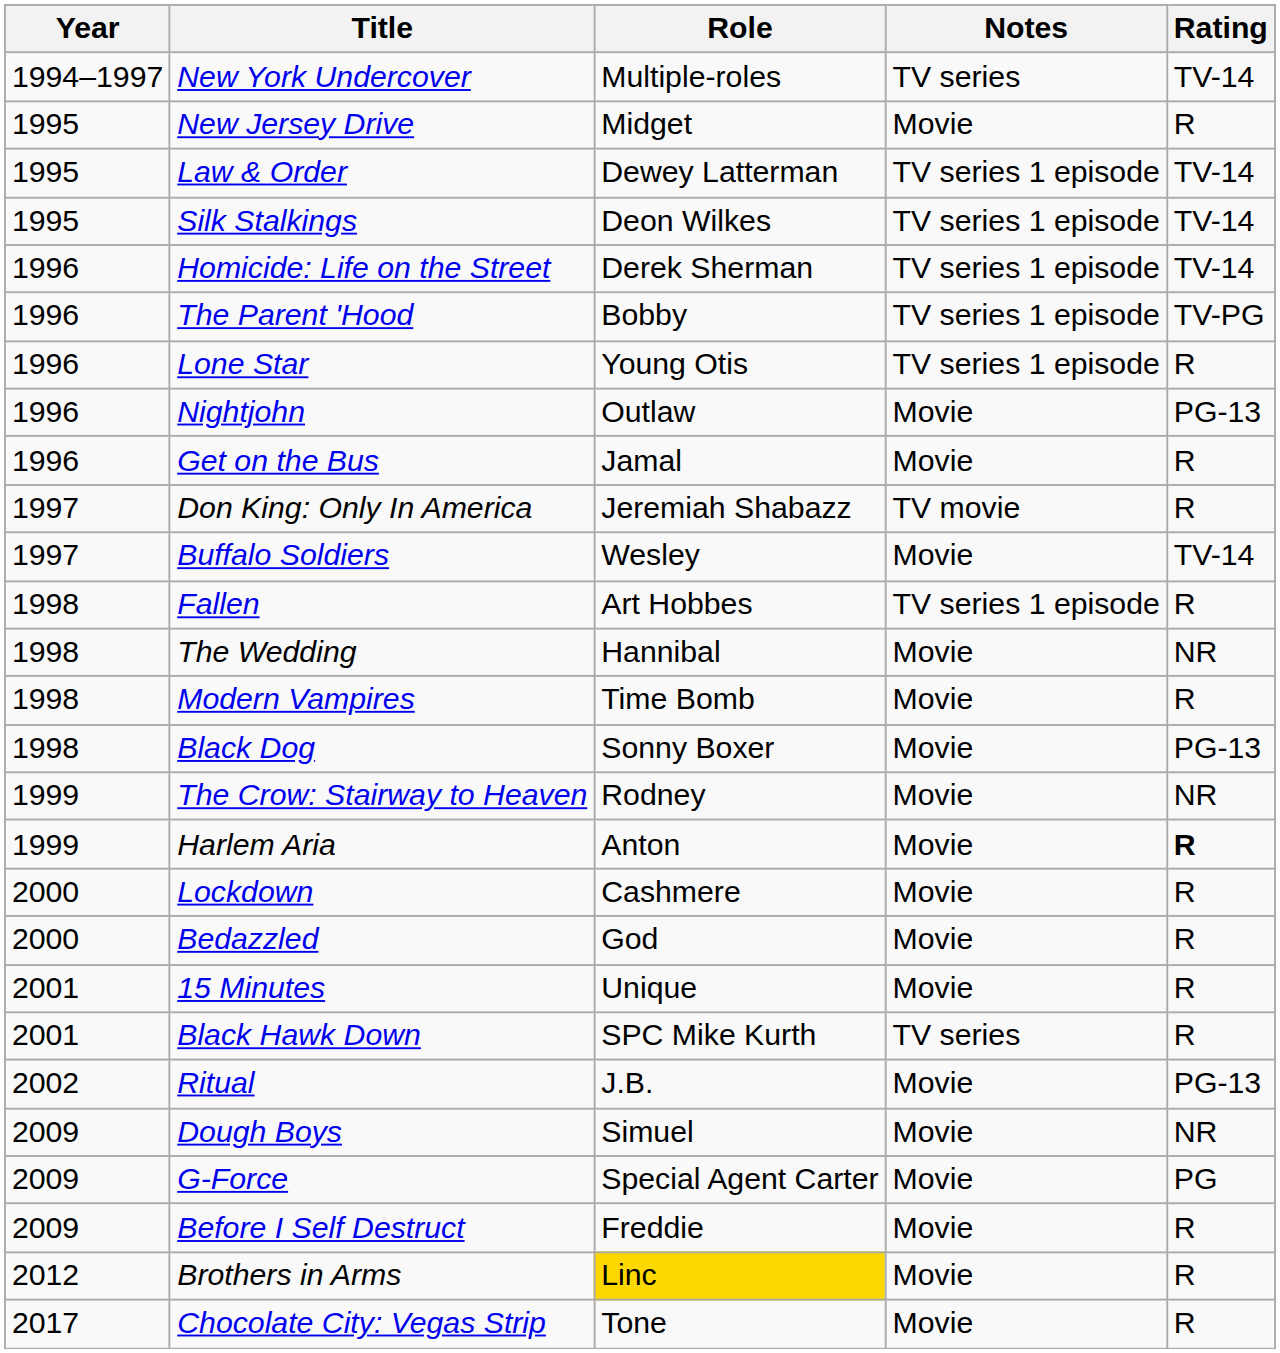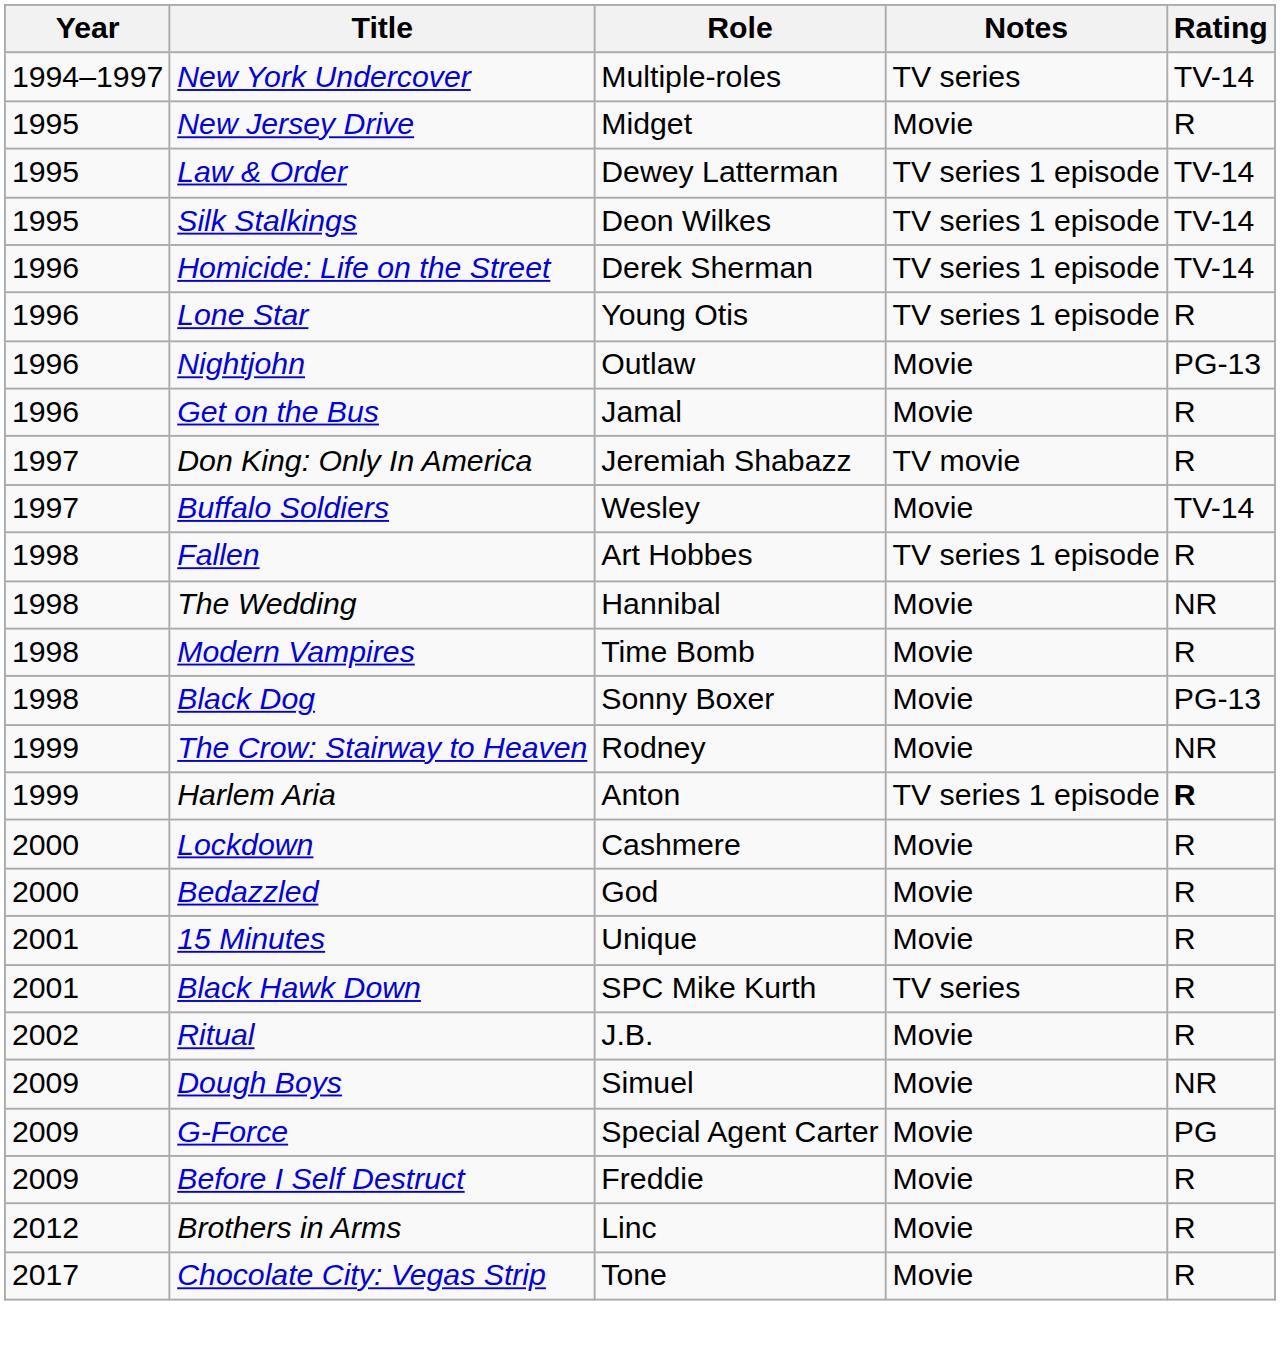- row: (295, 316)
(933, 843) Movie -> (1026, 795) TV series 1 episode
(1217, 1083) PG-13 -> (1185, 1035) R
(629, 1275) gold background -> (629, 1227) no background
